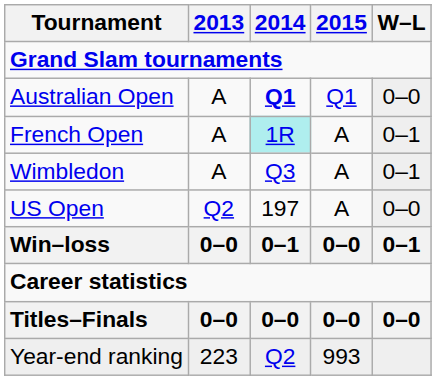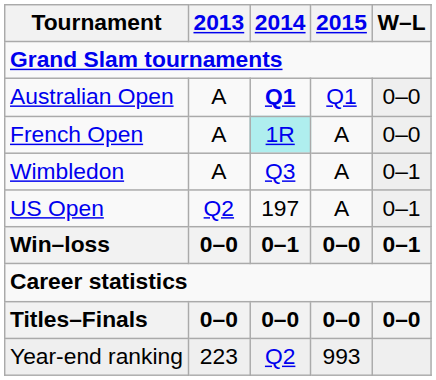(402, 133) 0–1 -> (402, 133) 0–0
(402, 207) 0–0 -> (402, 207) 0–1
